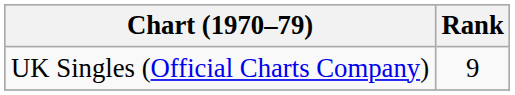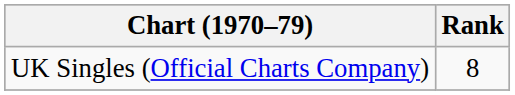(473, 68) 9 -> (473, 68) 8
